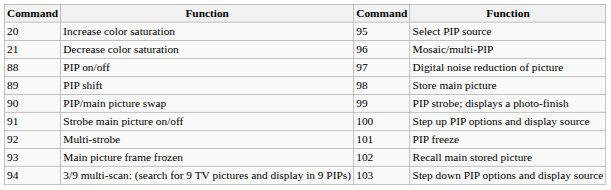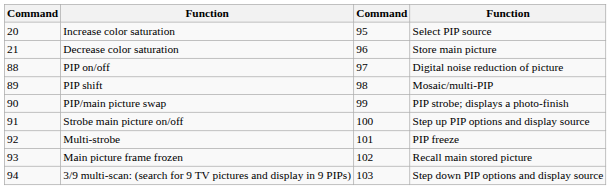(453, 49) Mosaic/multi-PIP -> (455, 49) Store main picture
(455, 85) Store main picture -> (453, 85) Mosaic/multi-PIP
